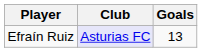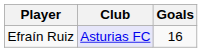(175, 36) 13 -> (175, 36) 16
